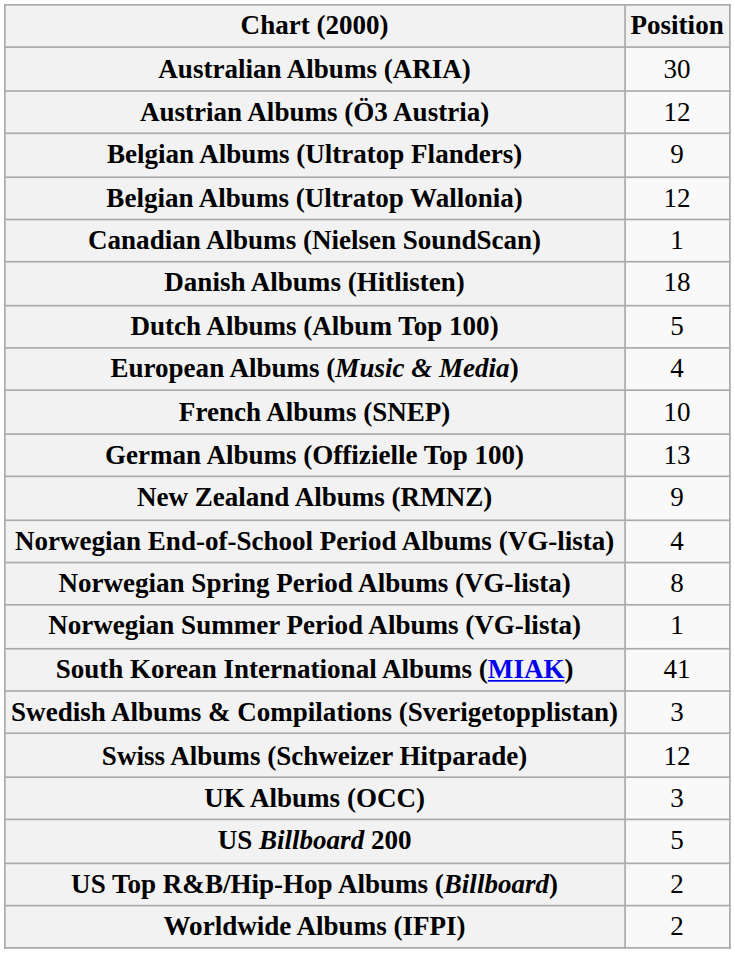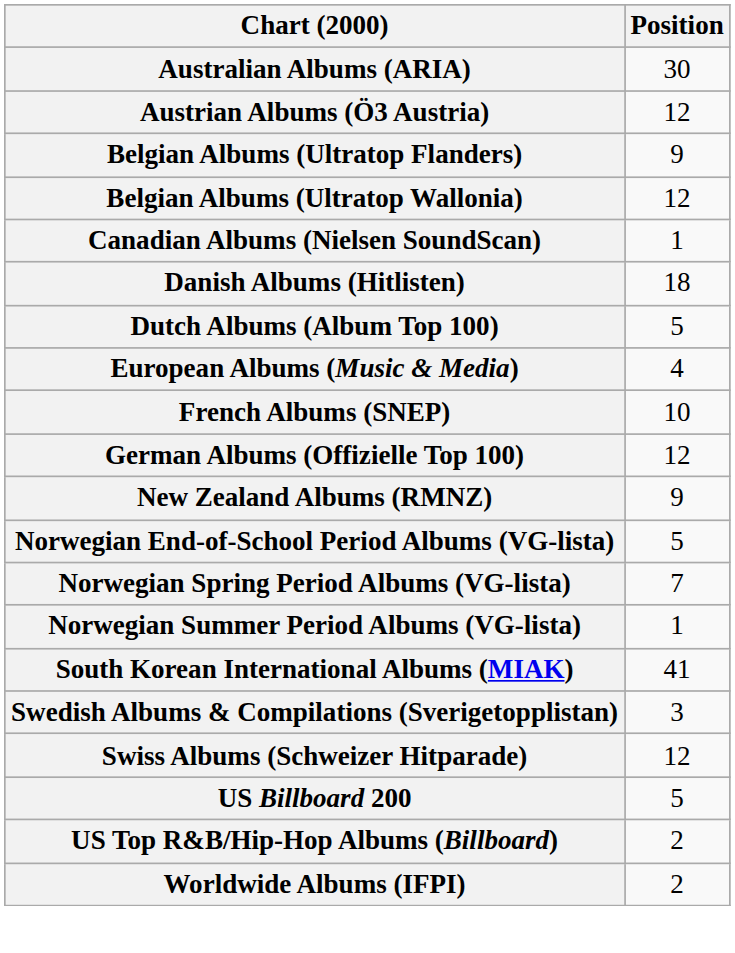(677, 454) 13 -> (677, 454) 12
(677, 540) 4 -> (677, 540) 5
(677, 583) 8 -> (677, 583) 7
- row: (315, 797)
